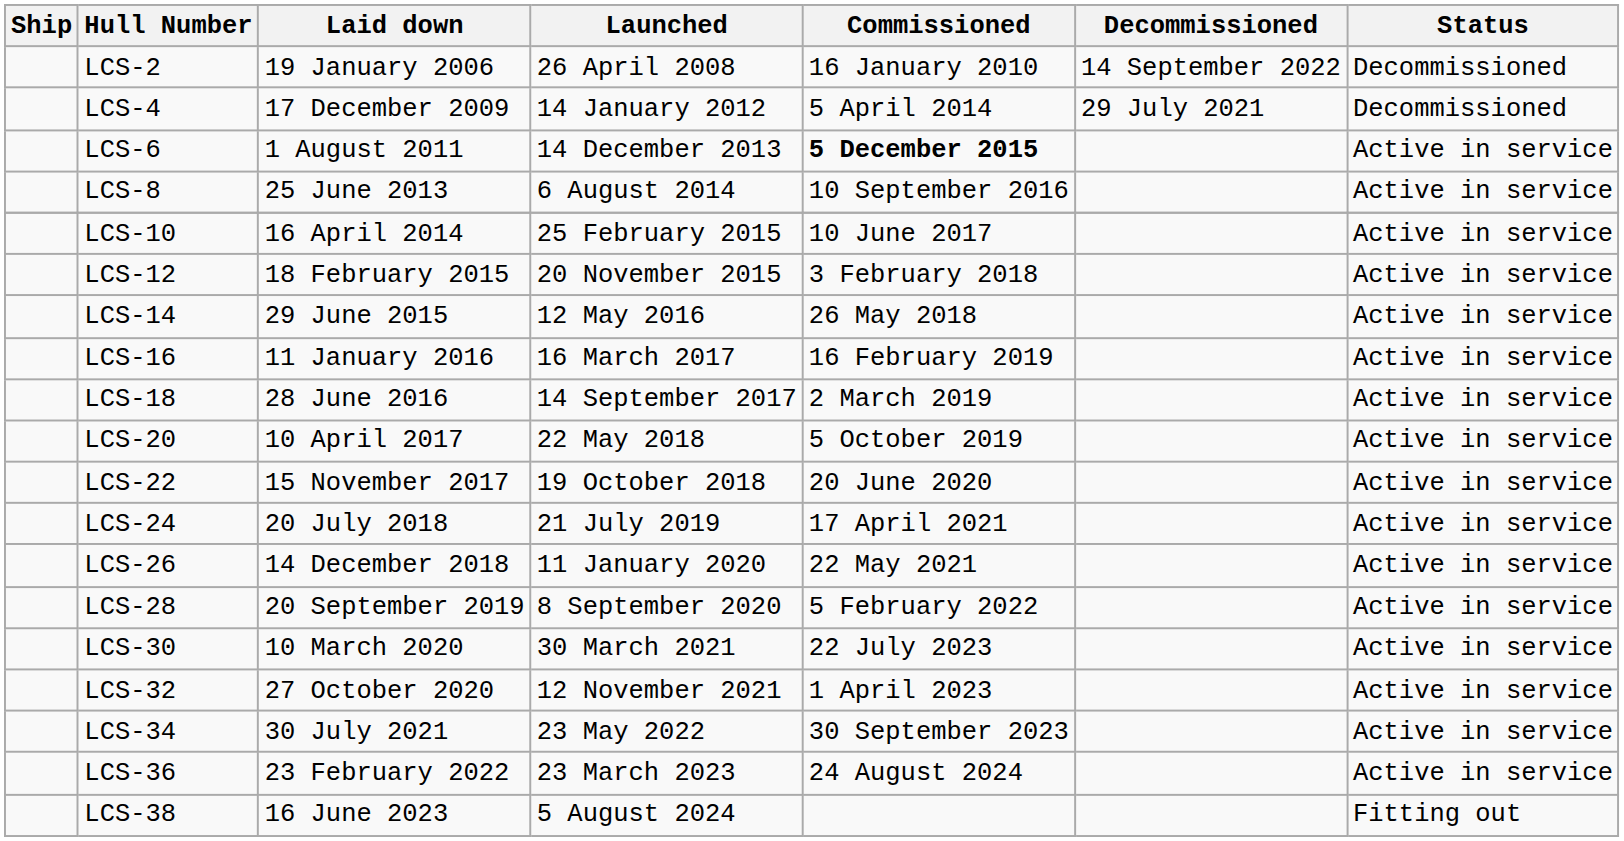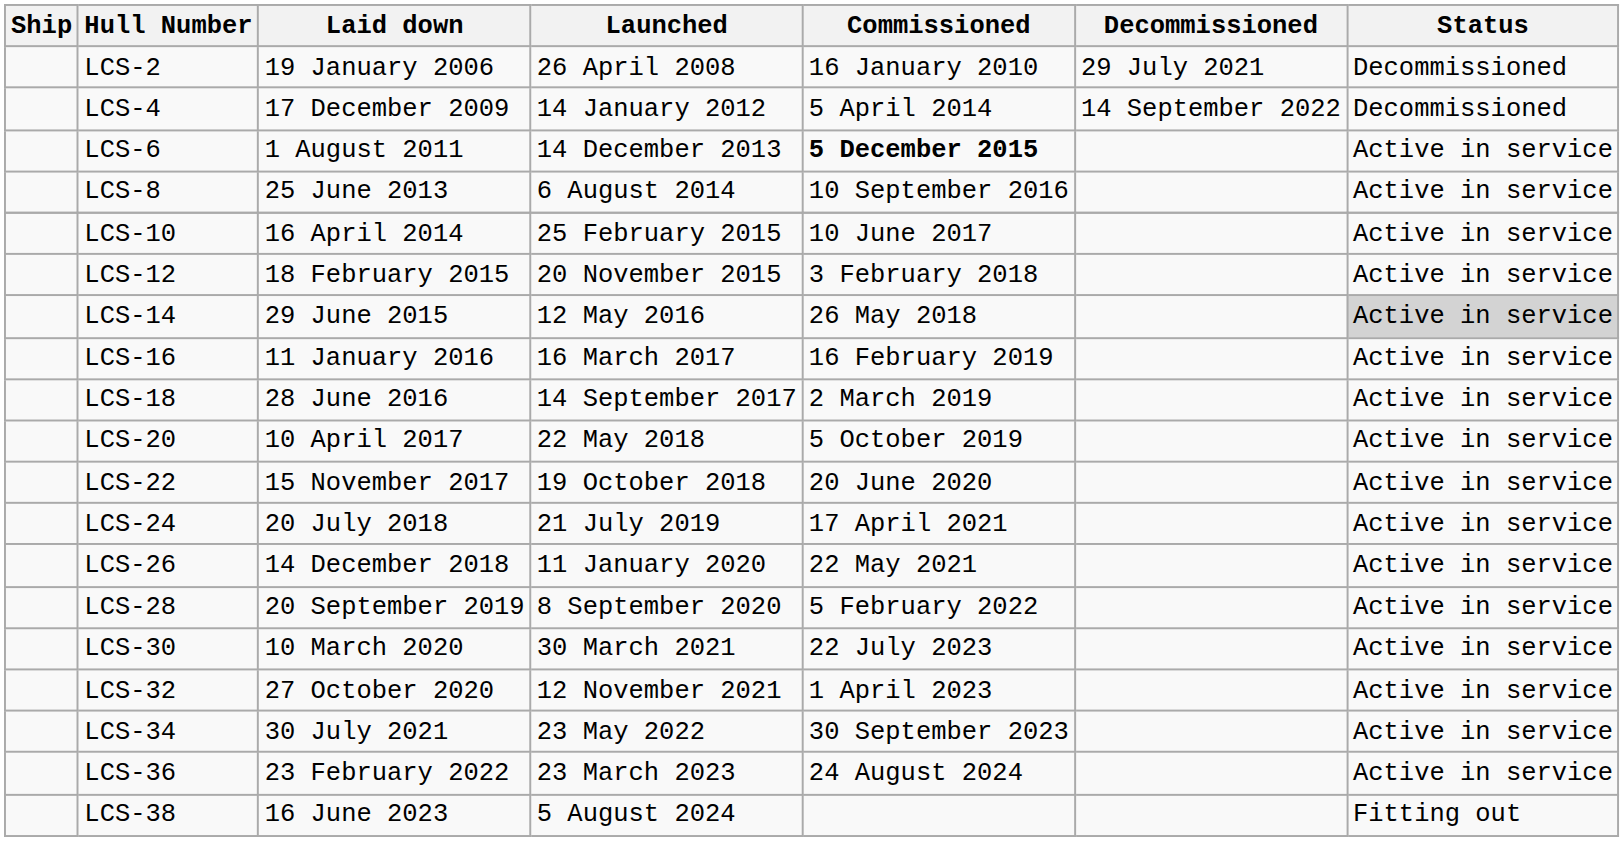(1211, 67) 14 September 2022 -> (1173, 67) 29 July 2021
(1173, 109) 29 July 2021 -> (1211, 109) 14 September 2022
(1483, 316) no background -> (1483, 316) lightgrey background
